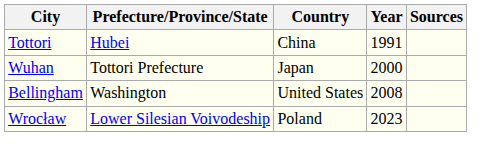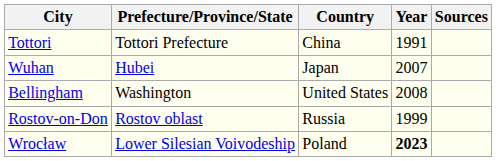(110, 42) Hubei -> (172, 42) Tottori Prefecture
(147, 67) Tottori Prefecture -> (135, 67) Hubei
(387, 67) 2000 -> (411, 67) 2007
+ row: (58, 118)
(387, 118) normal -> (411, 144) bold
